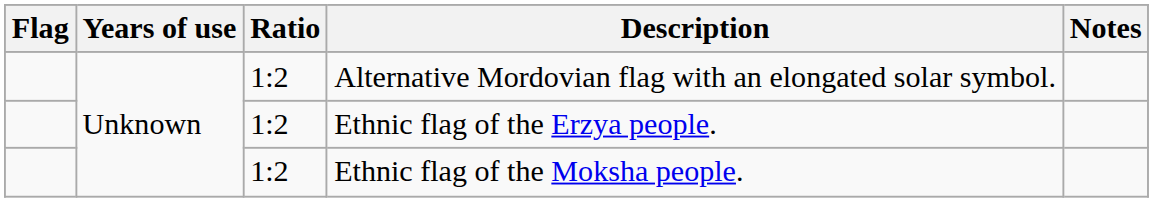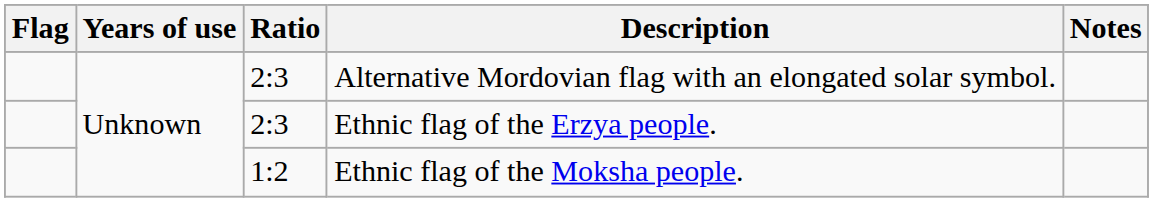(269, 76) 1:2 -> (269, 76) 2:3
(269, 123) 1:2 -> (269, 123) 2:3
